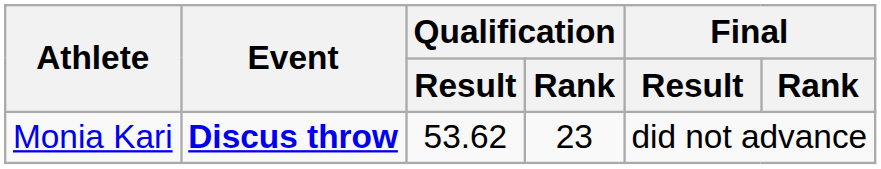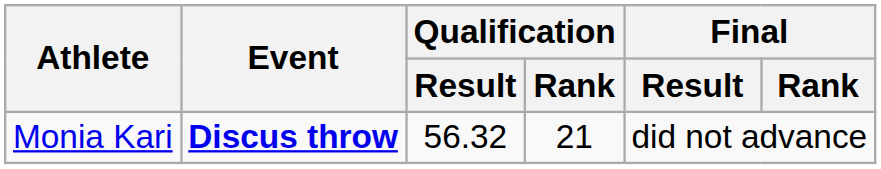(465, 138) 53.62 -> (465, 138) 56.32
(574, 138) 23 -> (574, 138) 21
